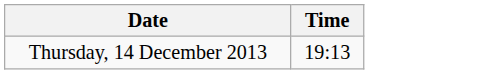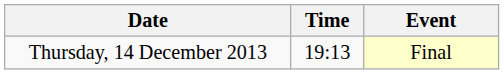+ column: (431, 20)
